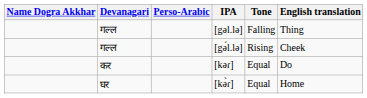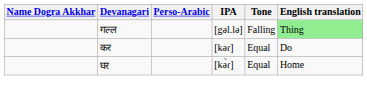(292, 29) no background -> (292, 29) lightgreen background
- row: (228, 47)
